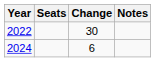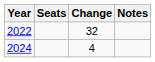(92, 31) 30 -> (92, 31) 32
(92, 48) 6 -> (92, 48) 4
